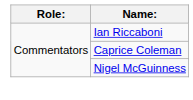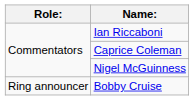+ row: (128, 86)
